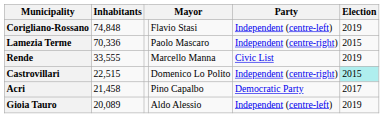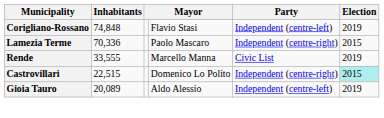- row: (16, 89)
